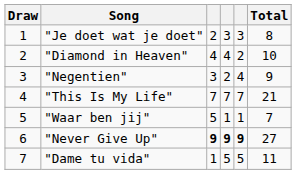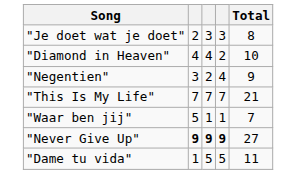- column: (23, 15)
